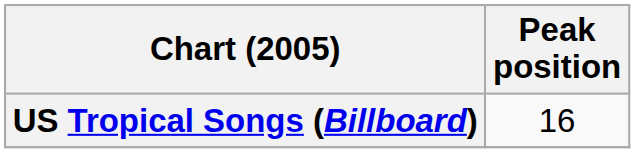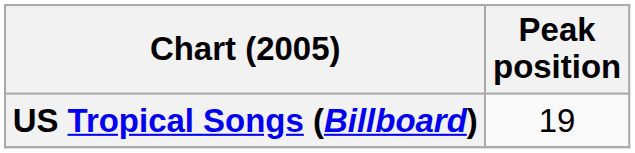(557, 119) 16 -> (557, 119) 19
